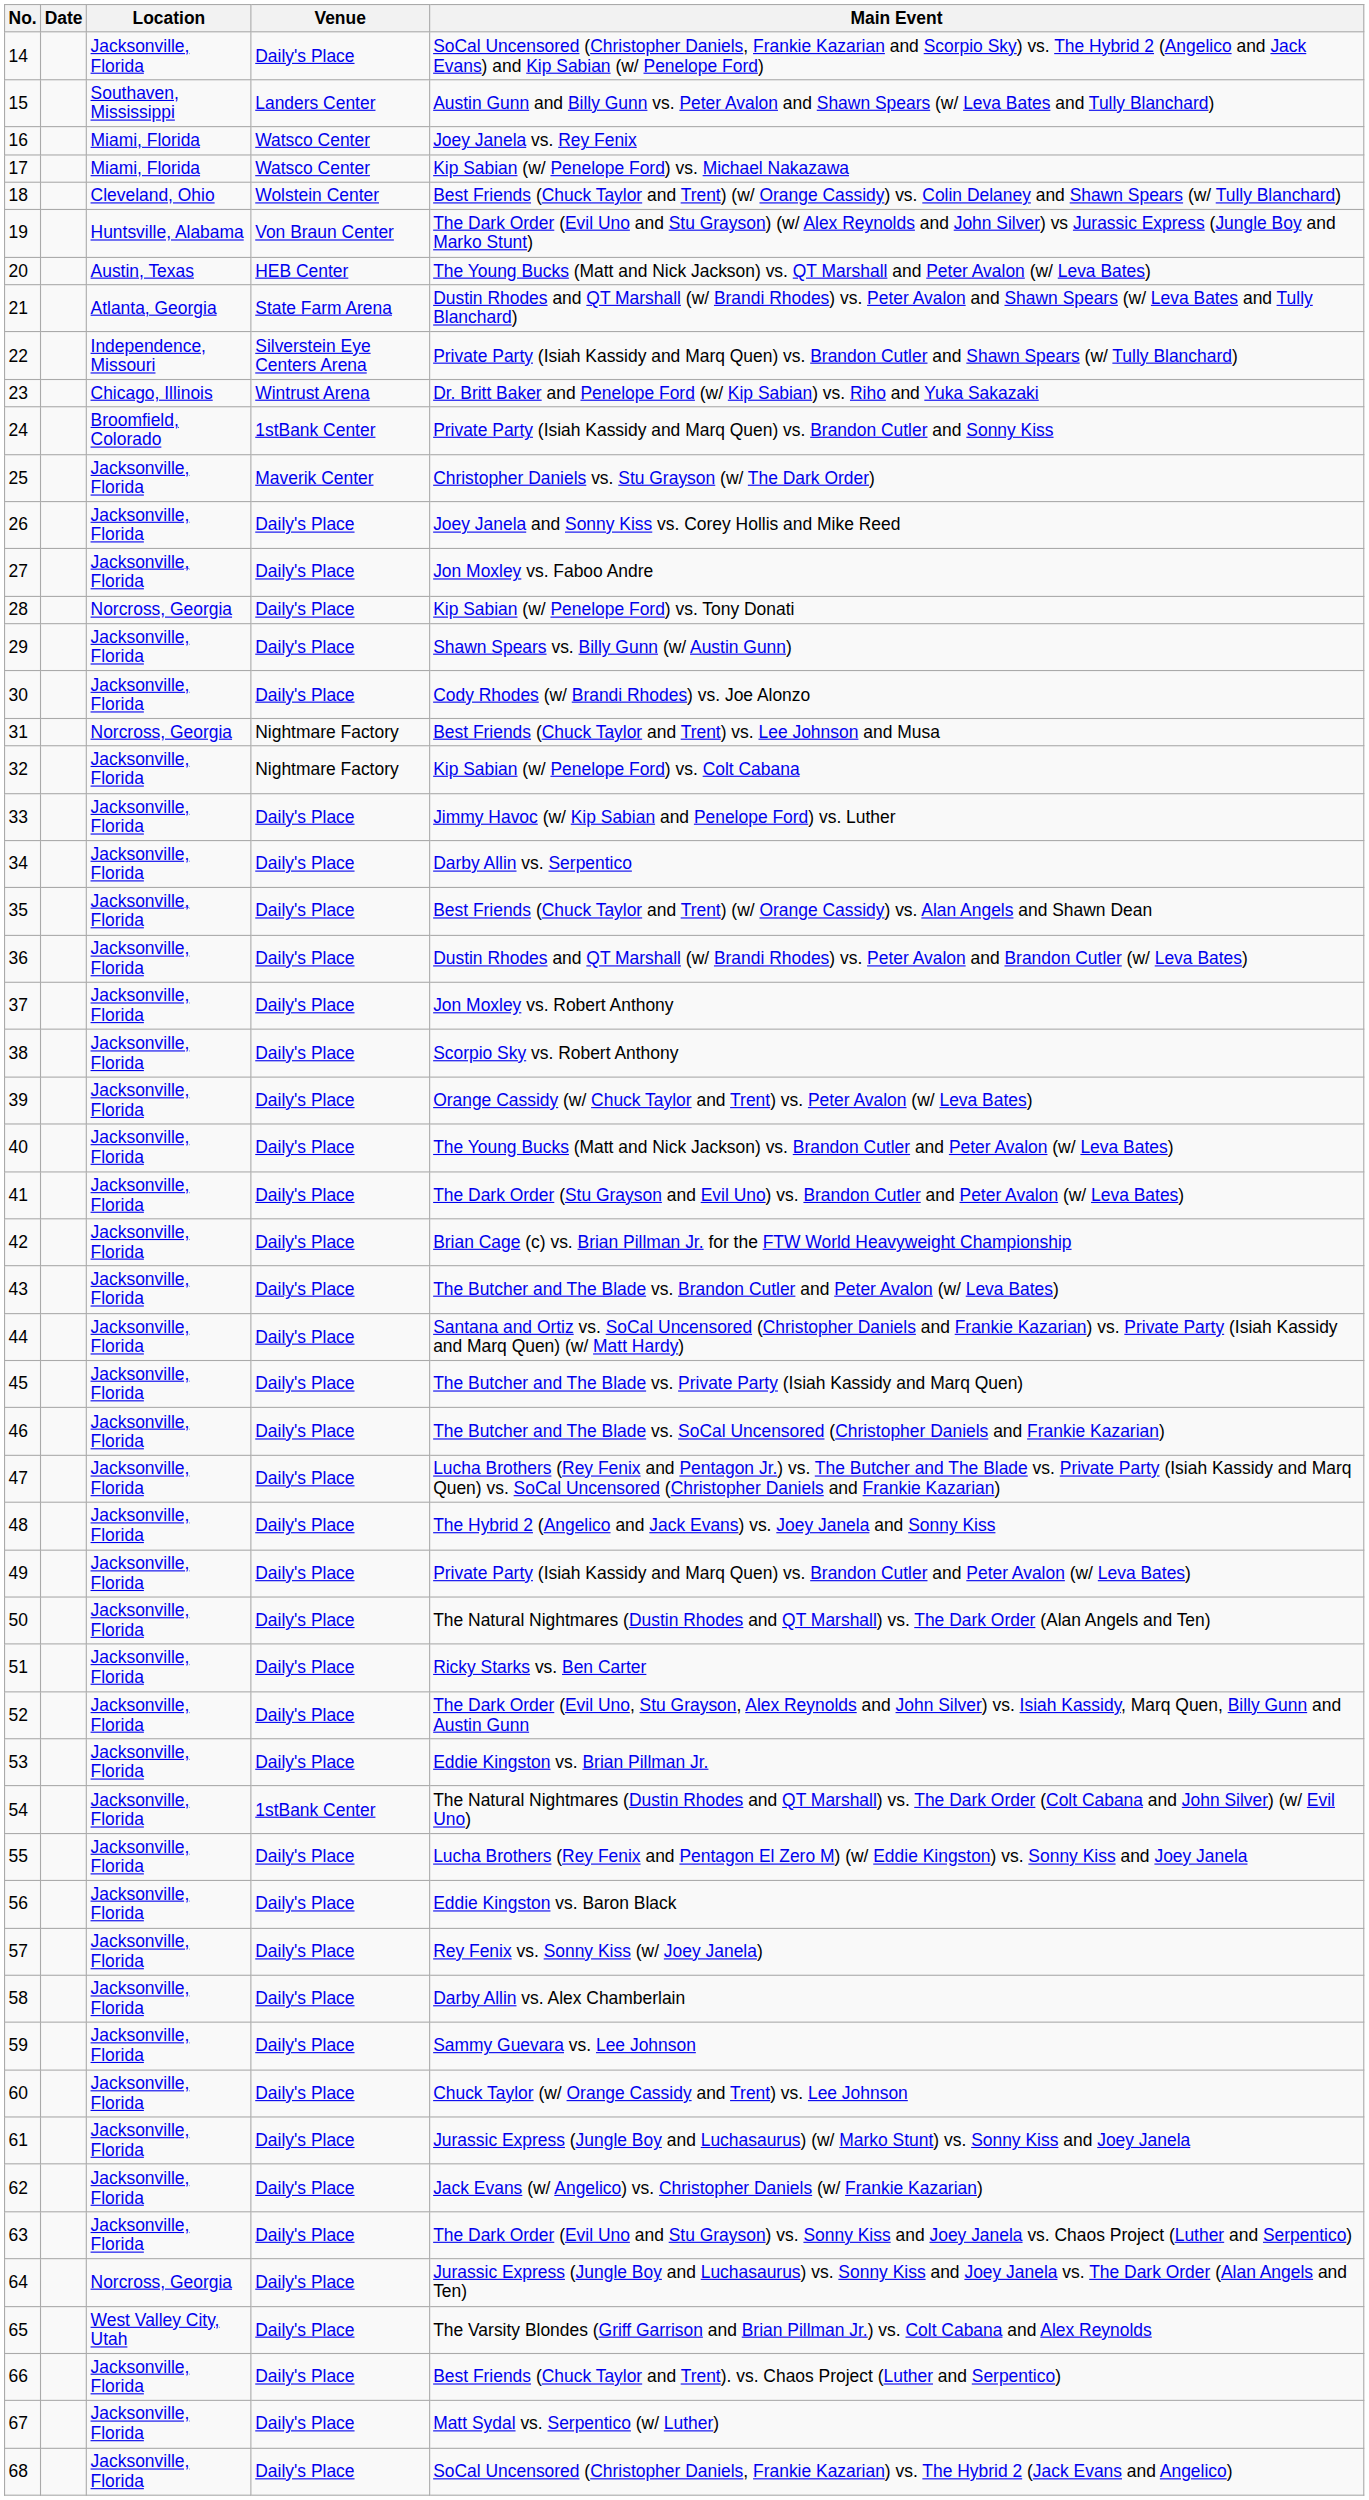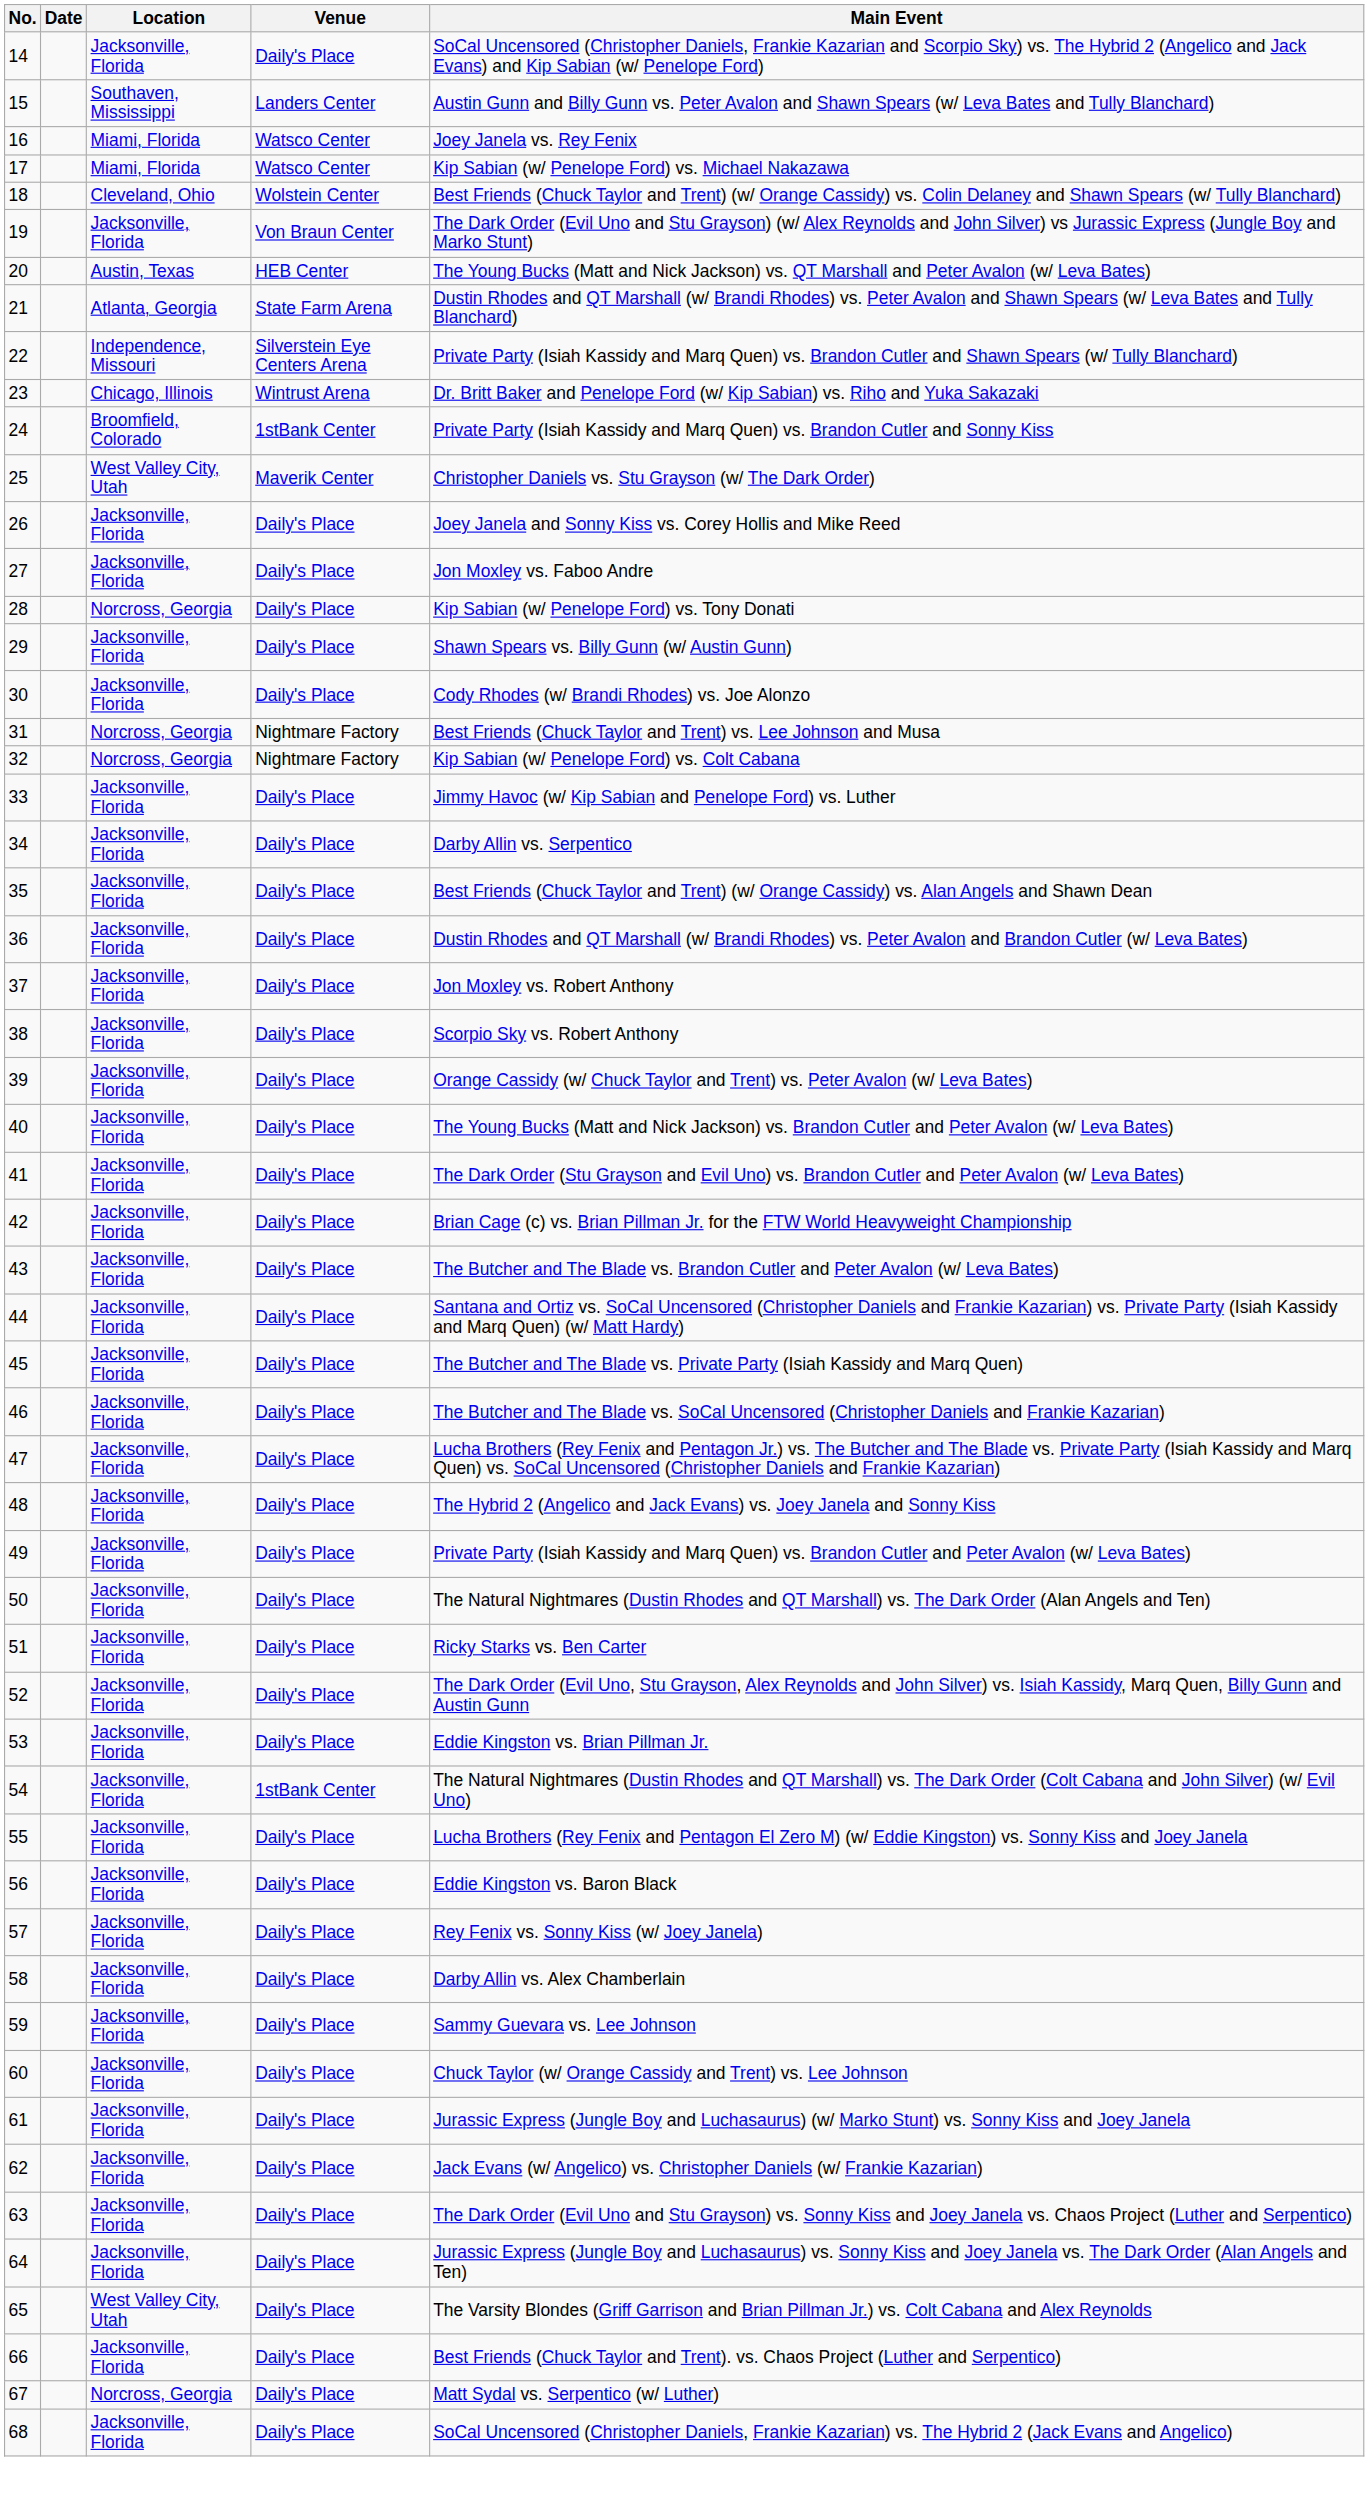(167, 233) Huntsville, Alabama -> (140, 233) Jacksonville, Florida
(140, 477) Jacksonville, Florida -> (155, 477) West Valley City, Utah
(140, 769) Jacksonville, Florida -> (161, 759) Norcross, Georgia
(161, 2282) Norcross, Georgia -> (140, 2262) Jacksonville, Florida
(140, 2424) Jacksonville, Florida -> (161, 2394) Norcross, Georgia
